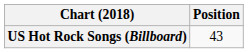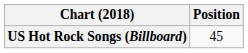(216, 36) 43 -> (216, 36) 45
